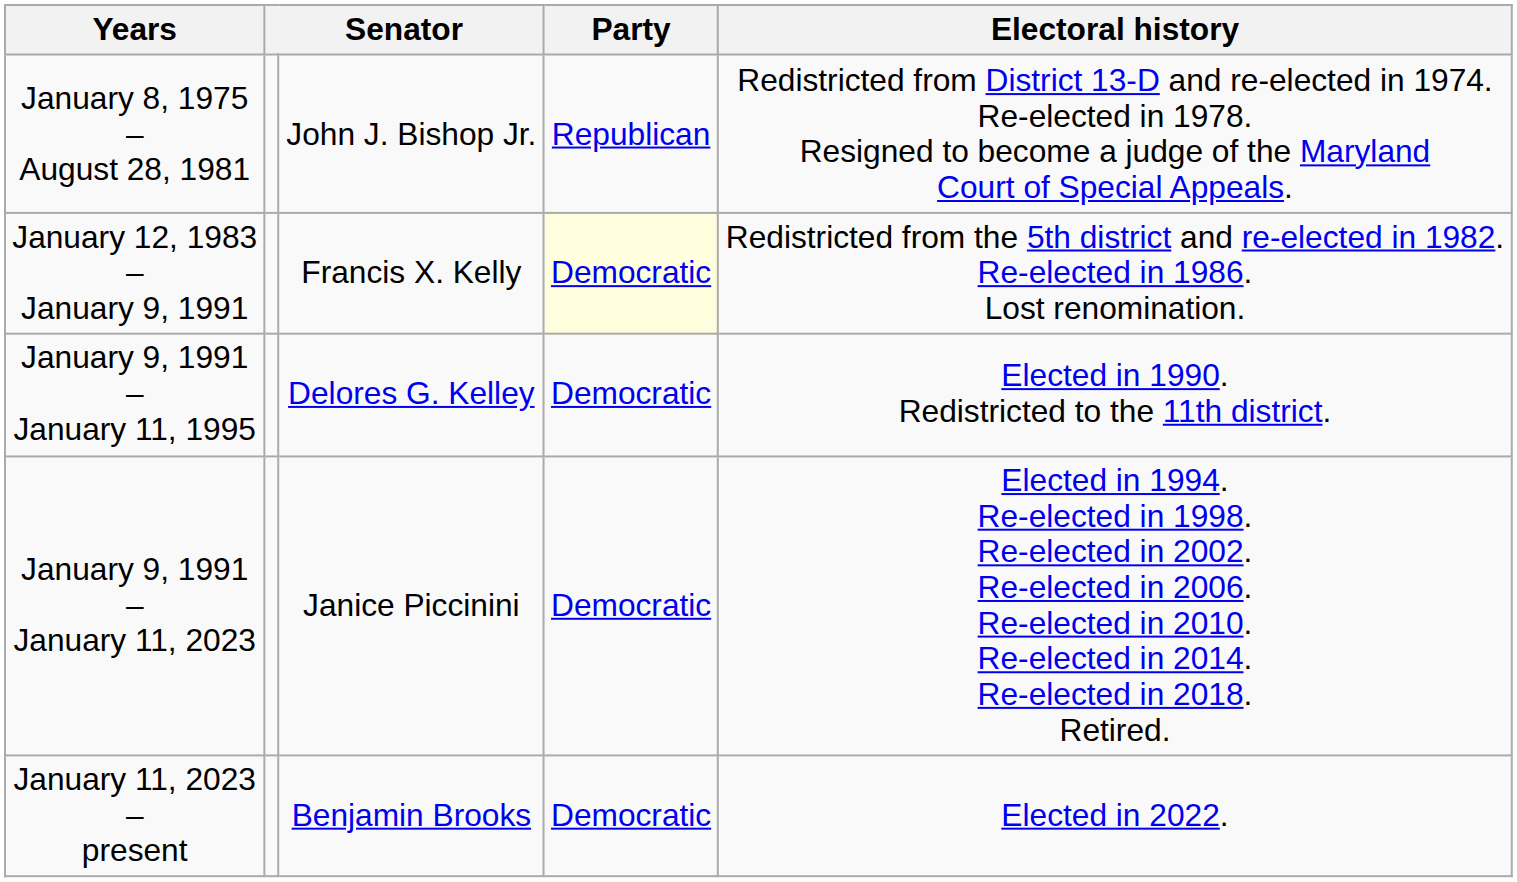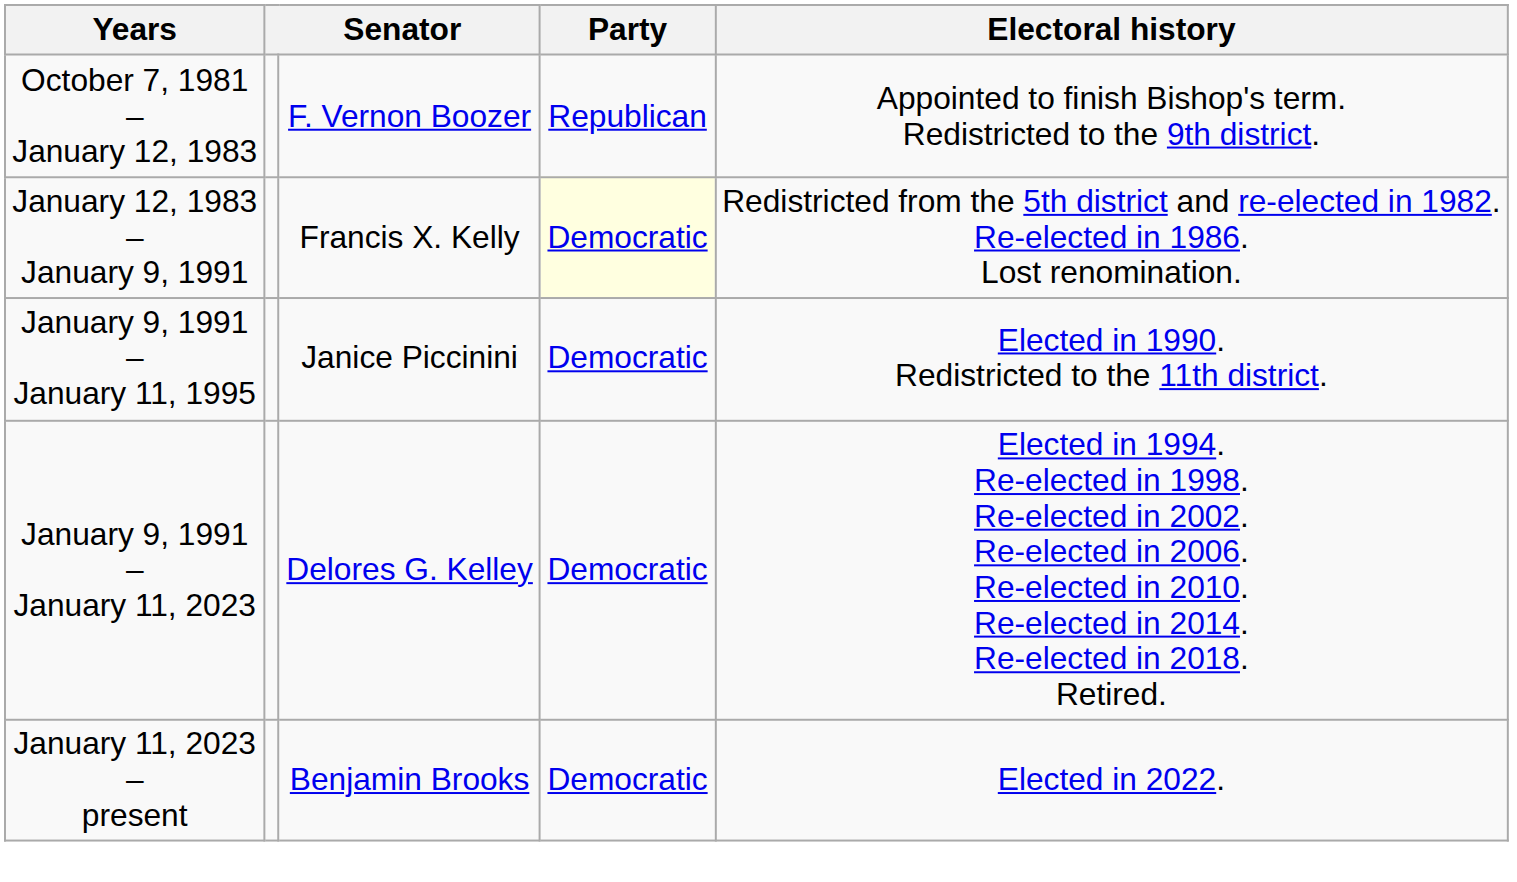- row: (135, 133)
+ row: (135, 115)
(411, 394) Delores G. Kelley -> (410, 358) Janice Piccinini
(411, 604) Janice Piccinini -> (410, 569) Delores G. Kelley
